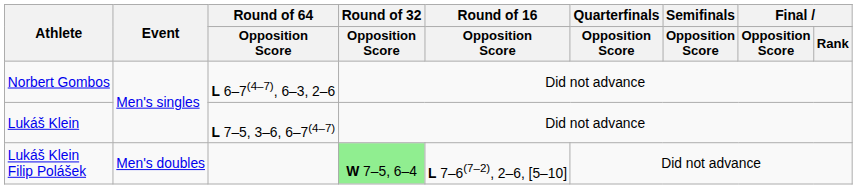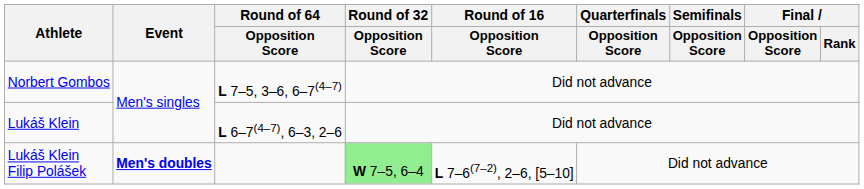(273, 90) L 6–7(4–7), 6–3, 2–6 -> (280, 90) L 7–5, 3–6, 6–7(4–7)
(273, 131) L 7–5, 3–6, 6–7(4–7) -> (280, 131) L 6–7(4–7), 6–3, 2–6
(161, 164) normal -> (164, 164) bold
